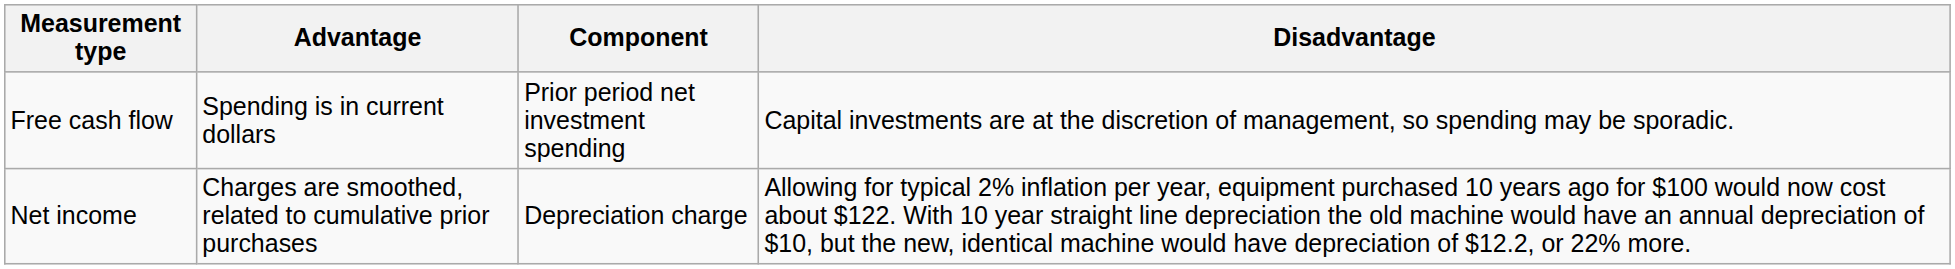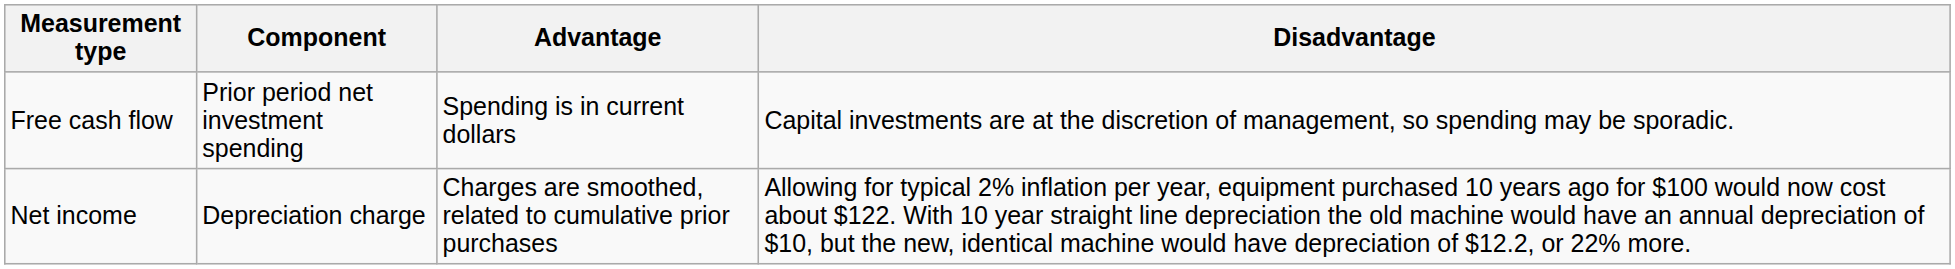columns swapped: (639, 38) <-> (357, 38)
